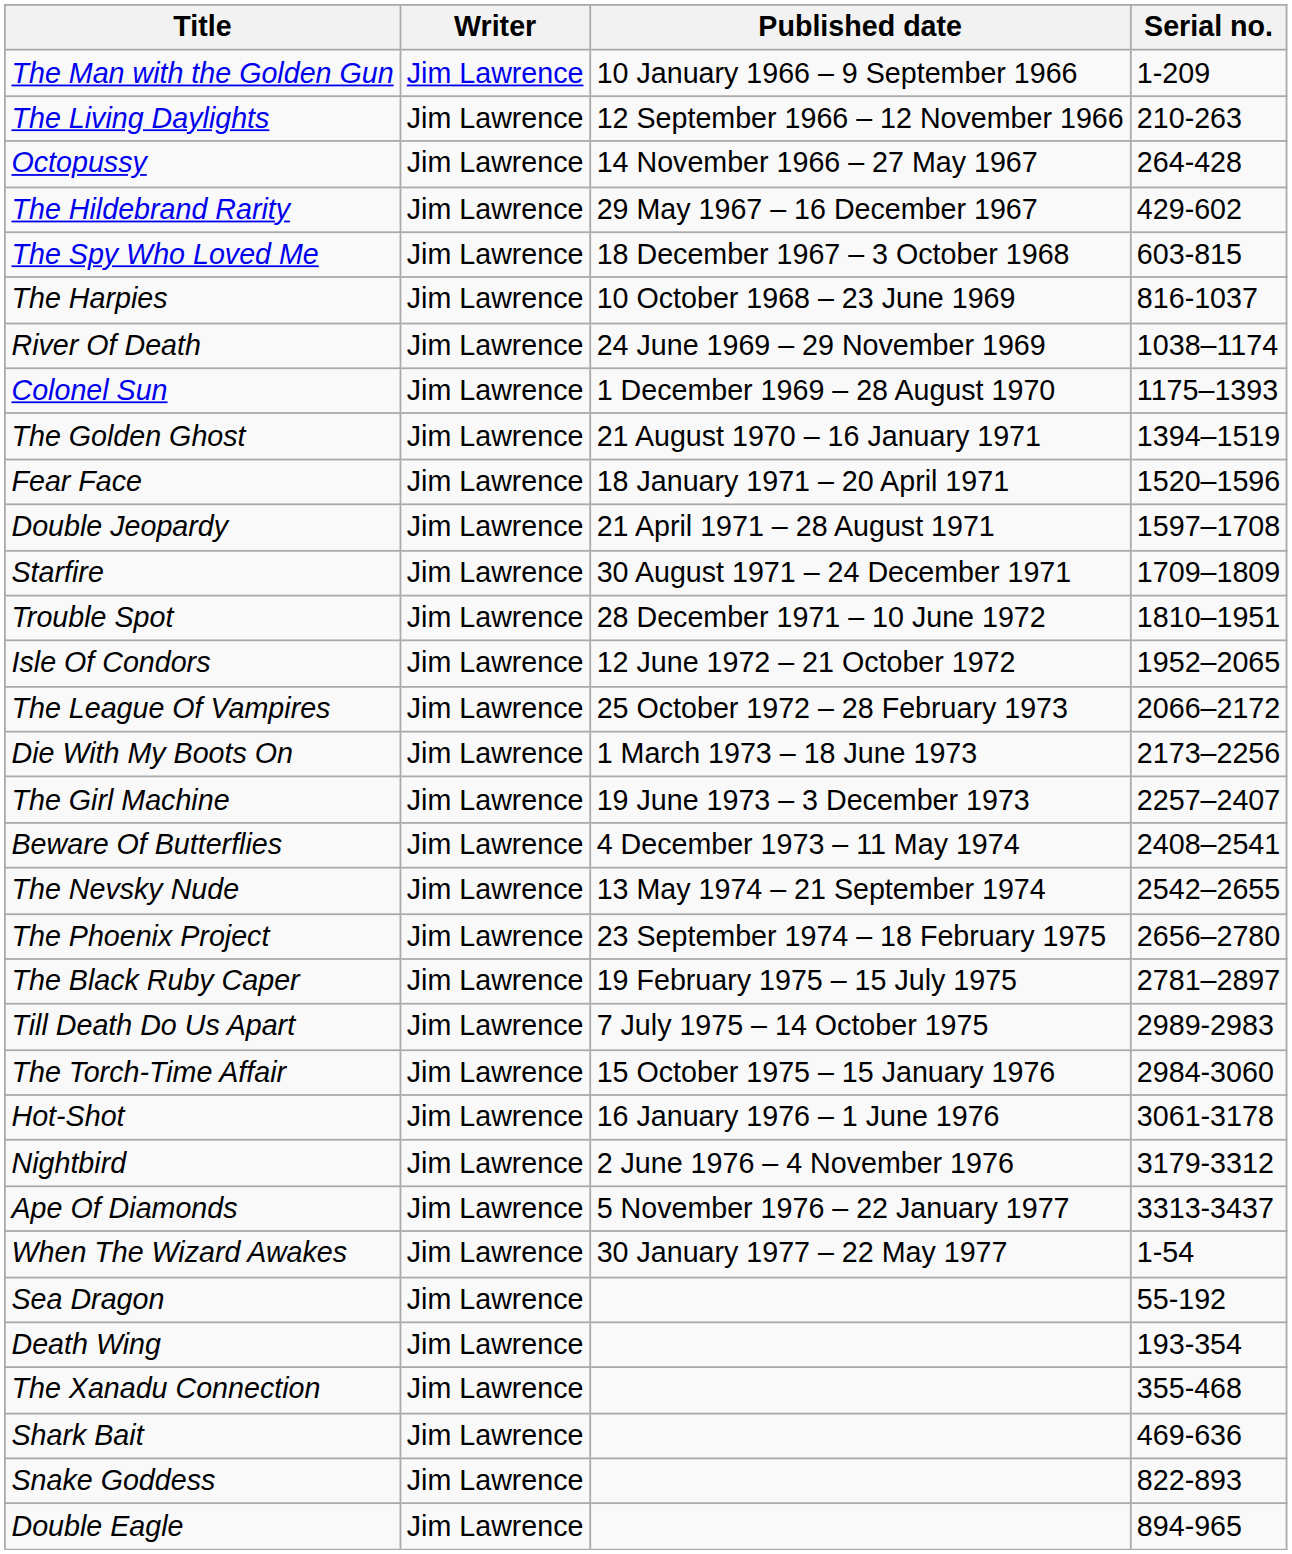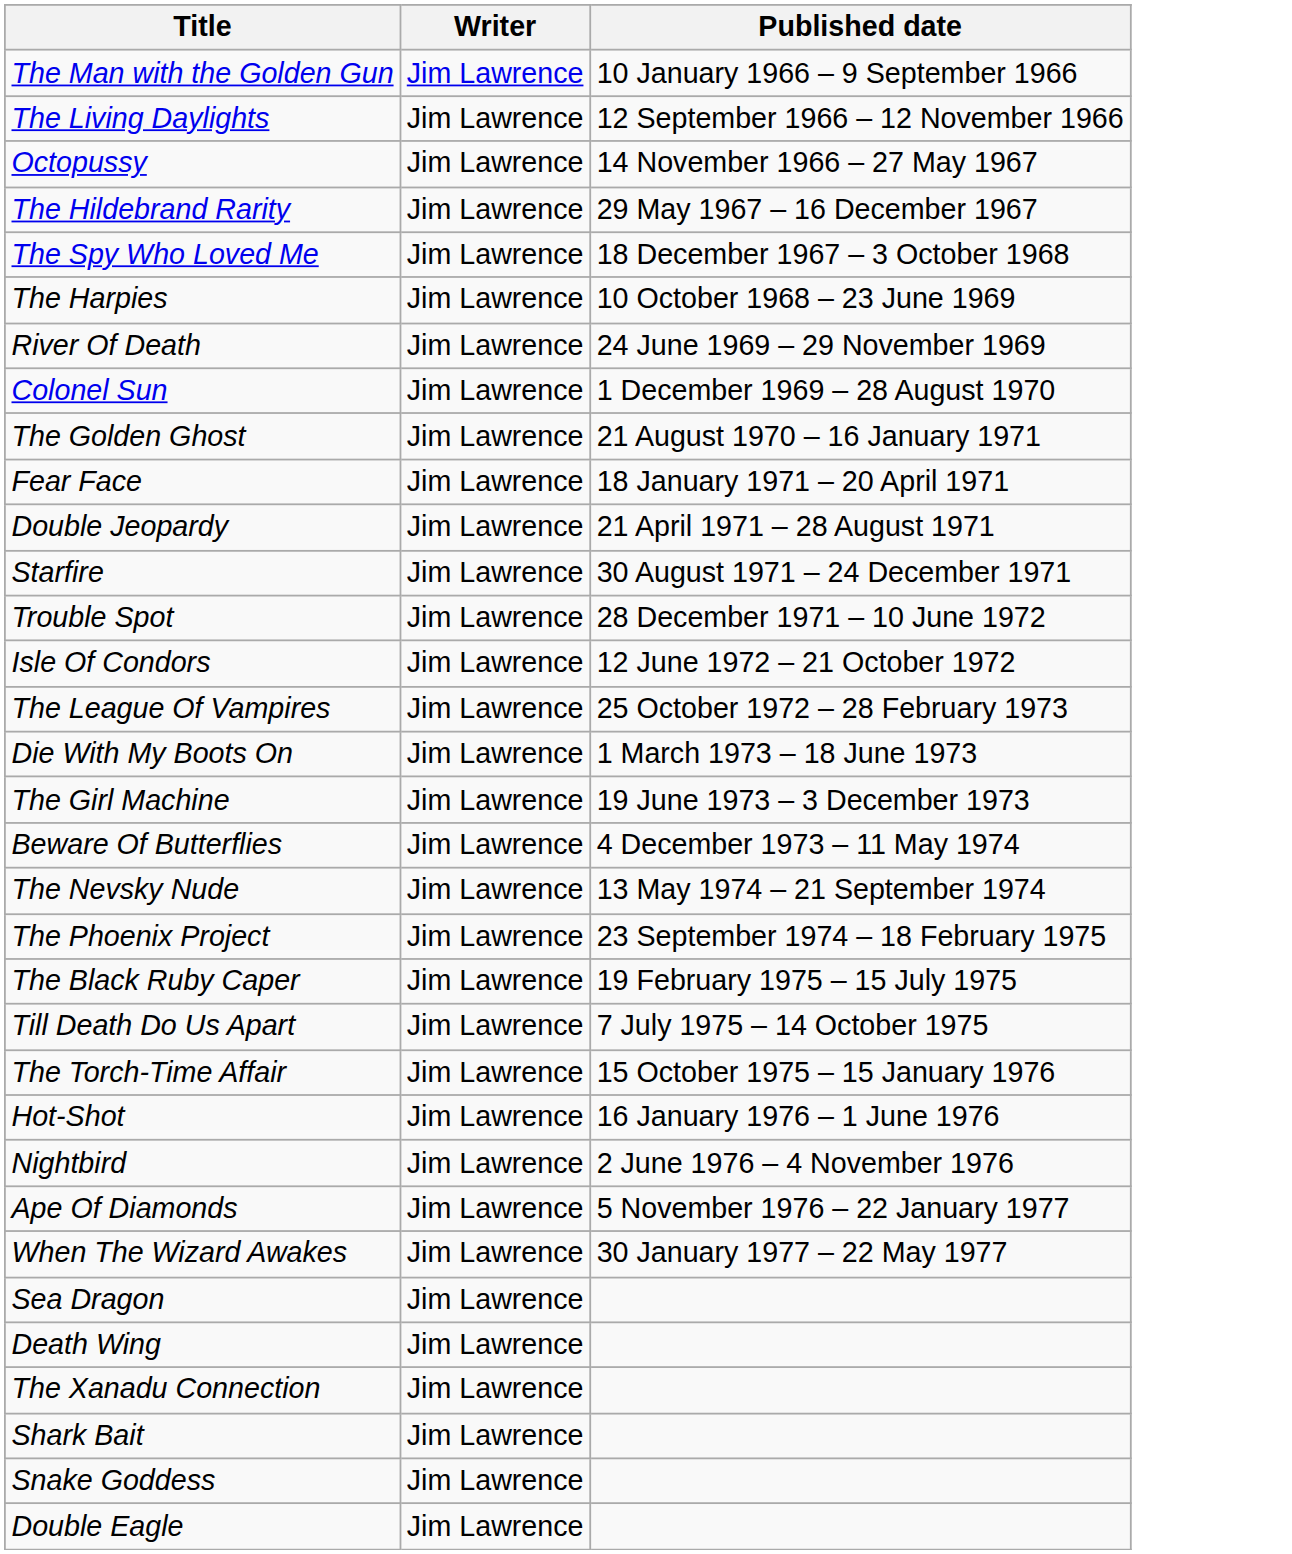- column: (1209, 27)
